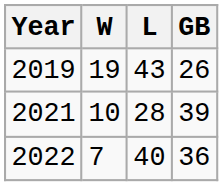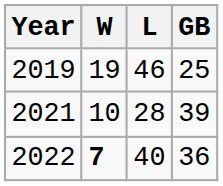(149, 70) 43 -> (149, 70) 46
(194, 70) 26 -> (194, 70) 25
(97, 158) normal -> (97, 158) bold
